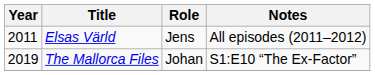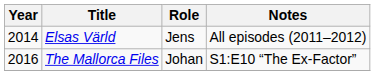(23, 37) 2011 -> (23, 37) 2014
(23, 59) 2019 -> (23, 59) 2016
